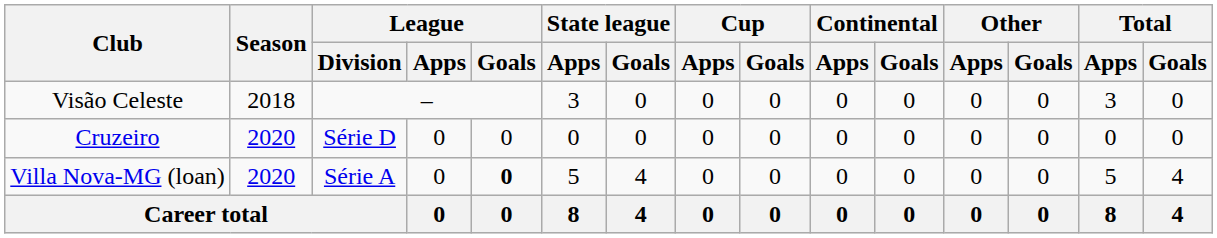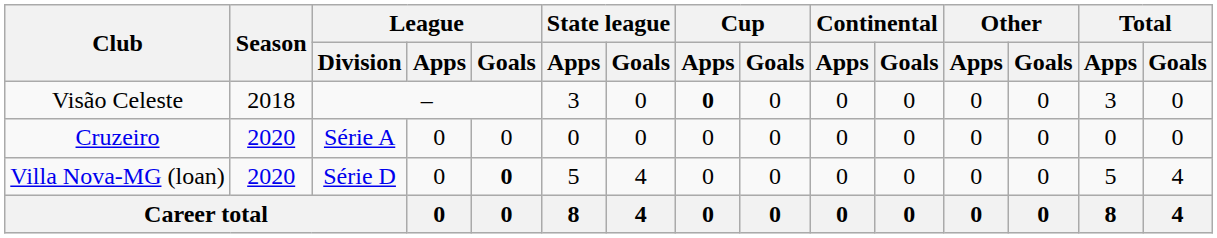(708, 99) normal -> (708, 99) bold
(360, 137) Série D -> (360, 137) Série A
(360, 175) Série A -> (360, 175) Série D
